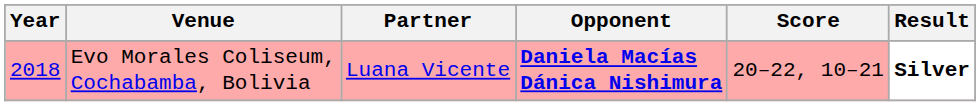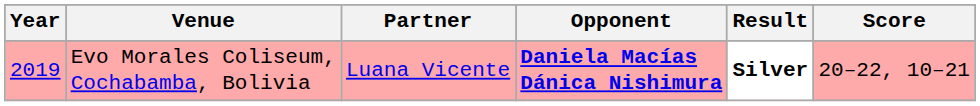columns swapped: (808, 22) <-> (932, 22)
(35, 70) 2018 -> (35, 70) 2019
